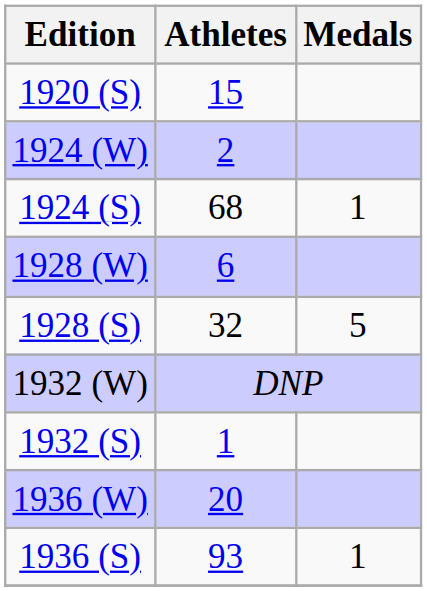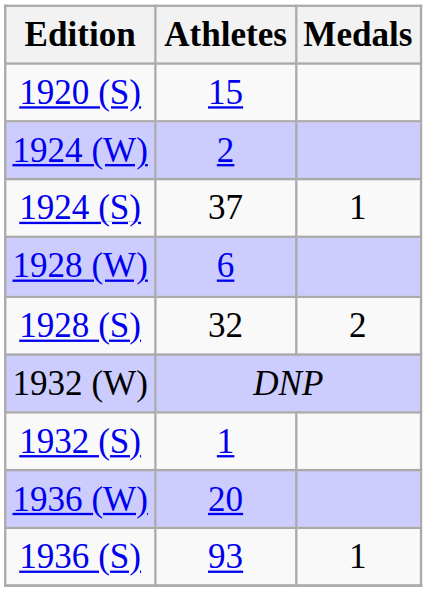(226, 208) 68 -> (226, 208) 37
(358, 324) 5 -> (358, 324) 2
